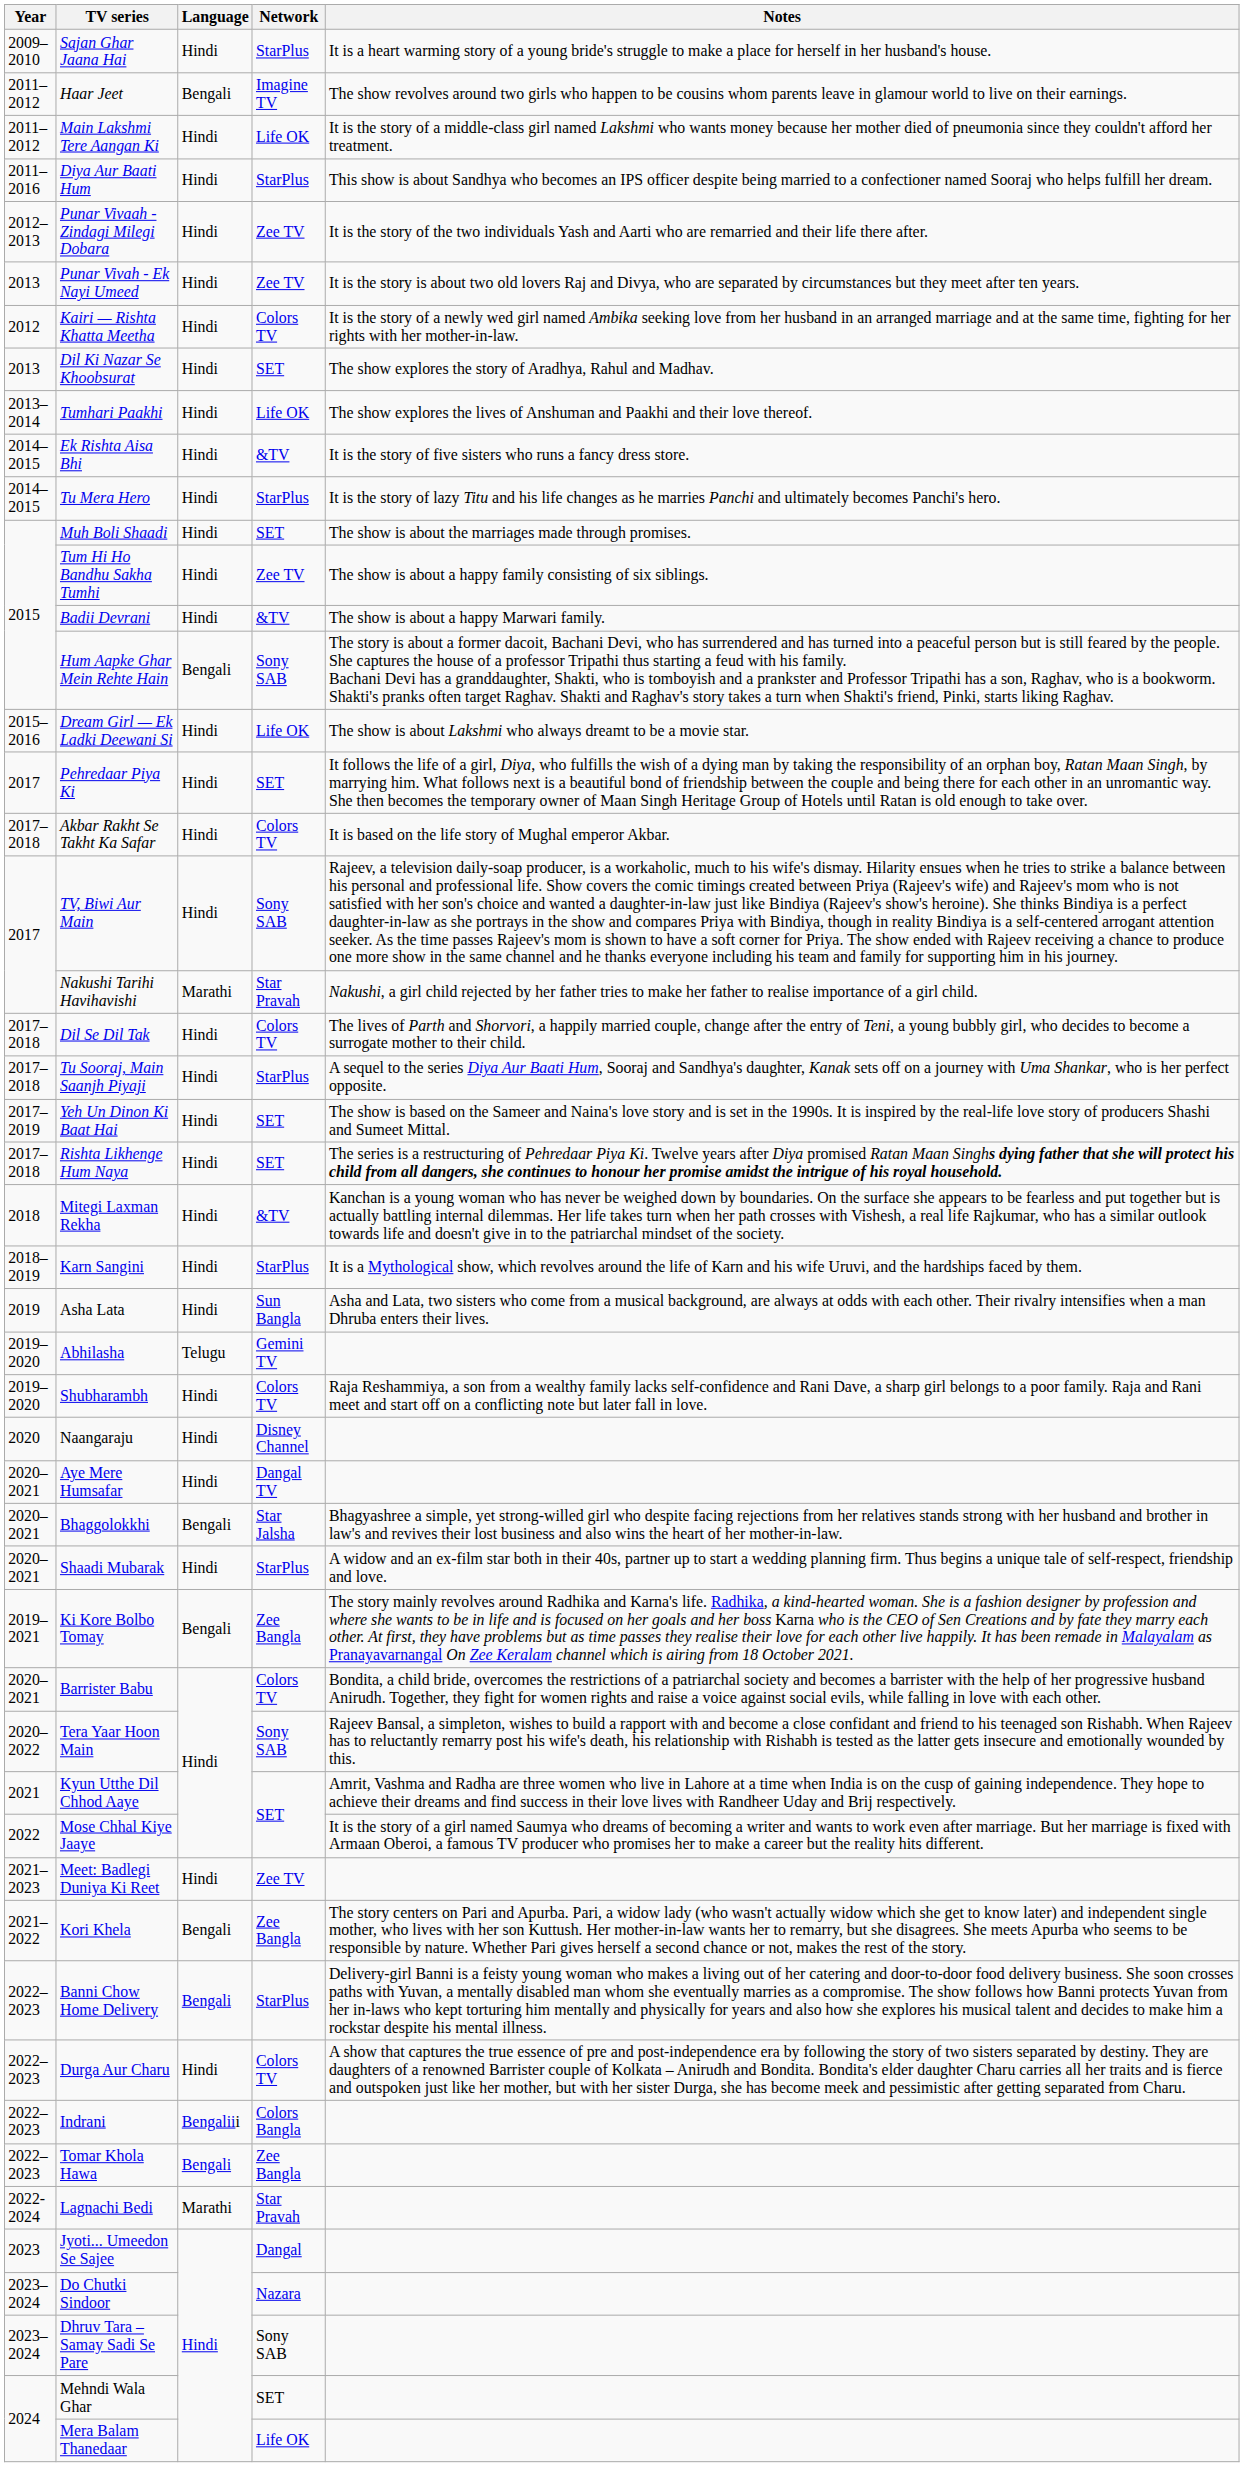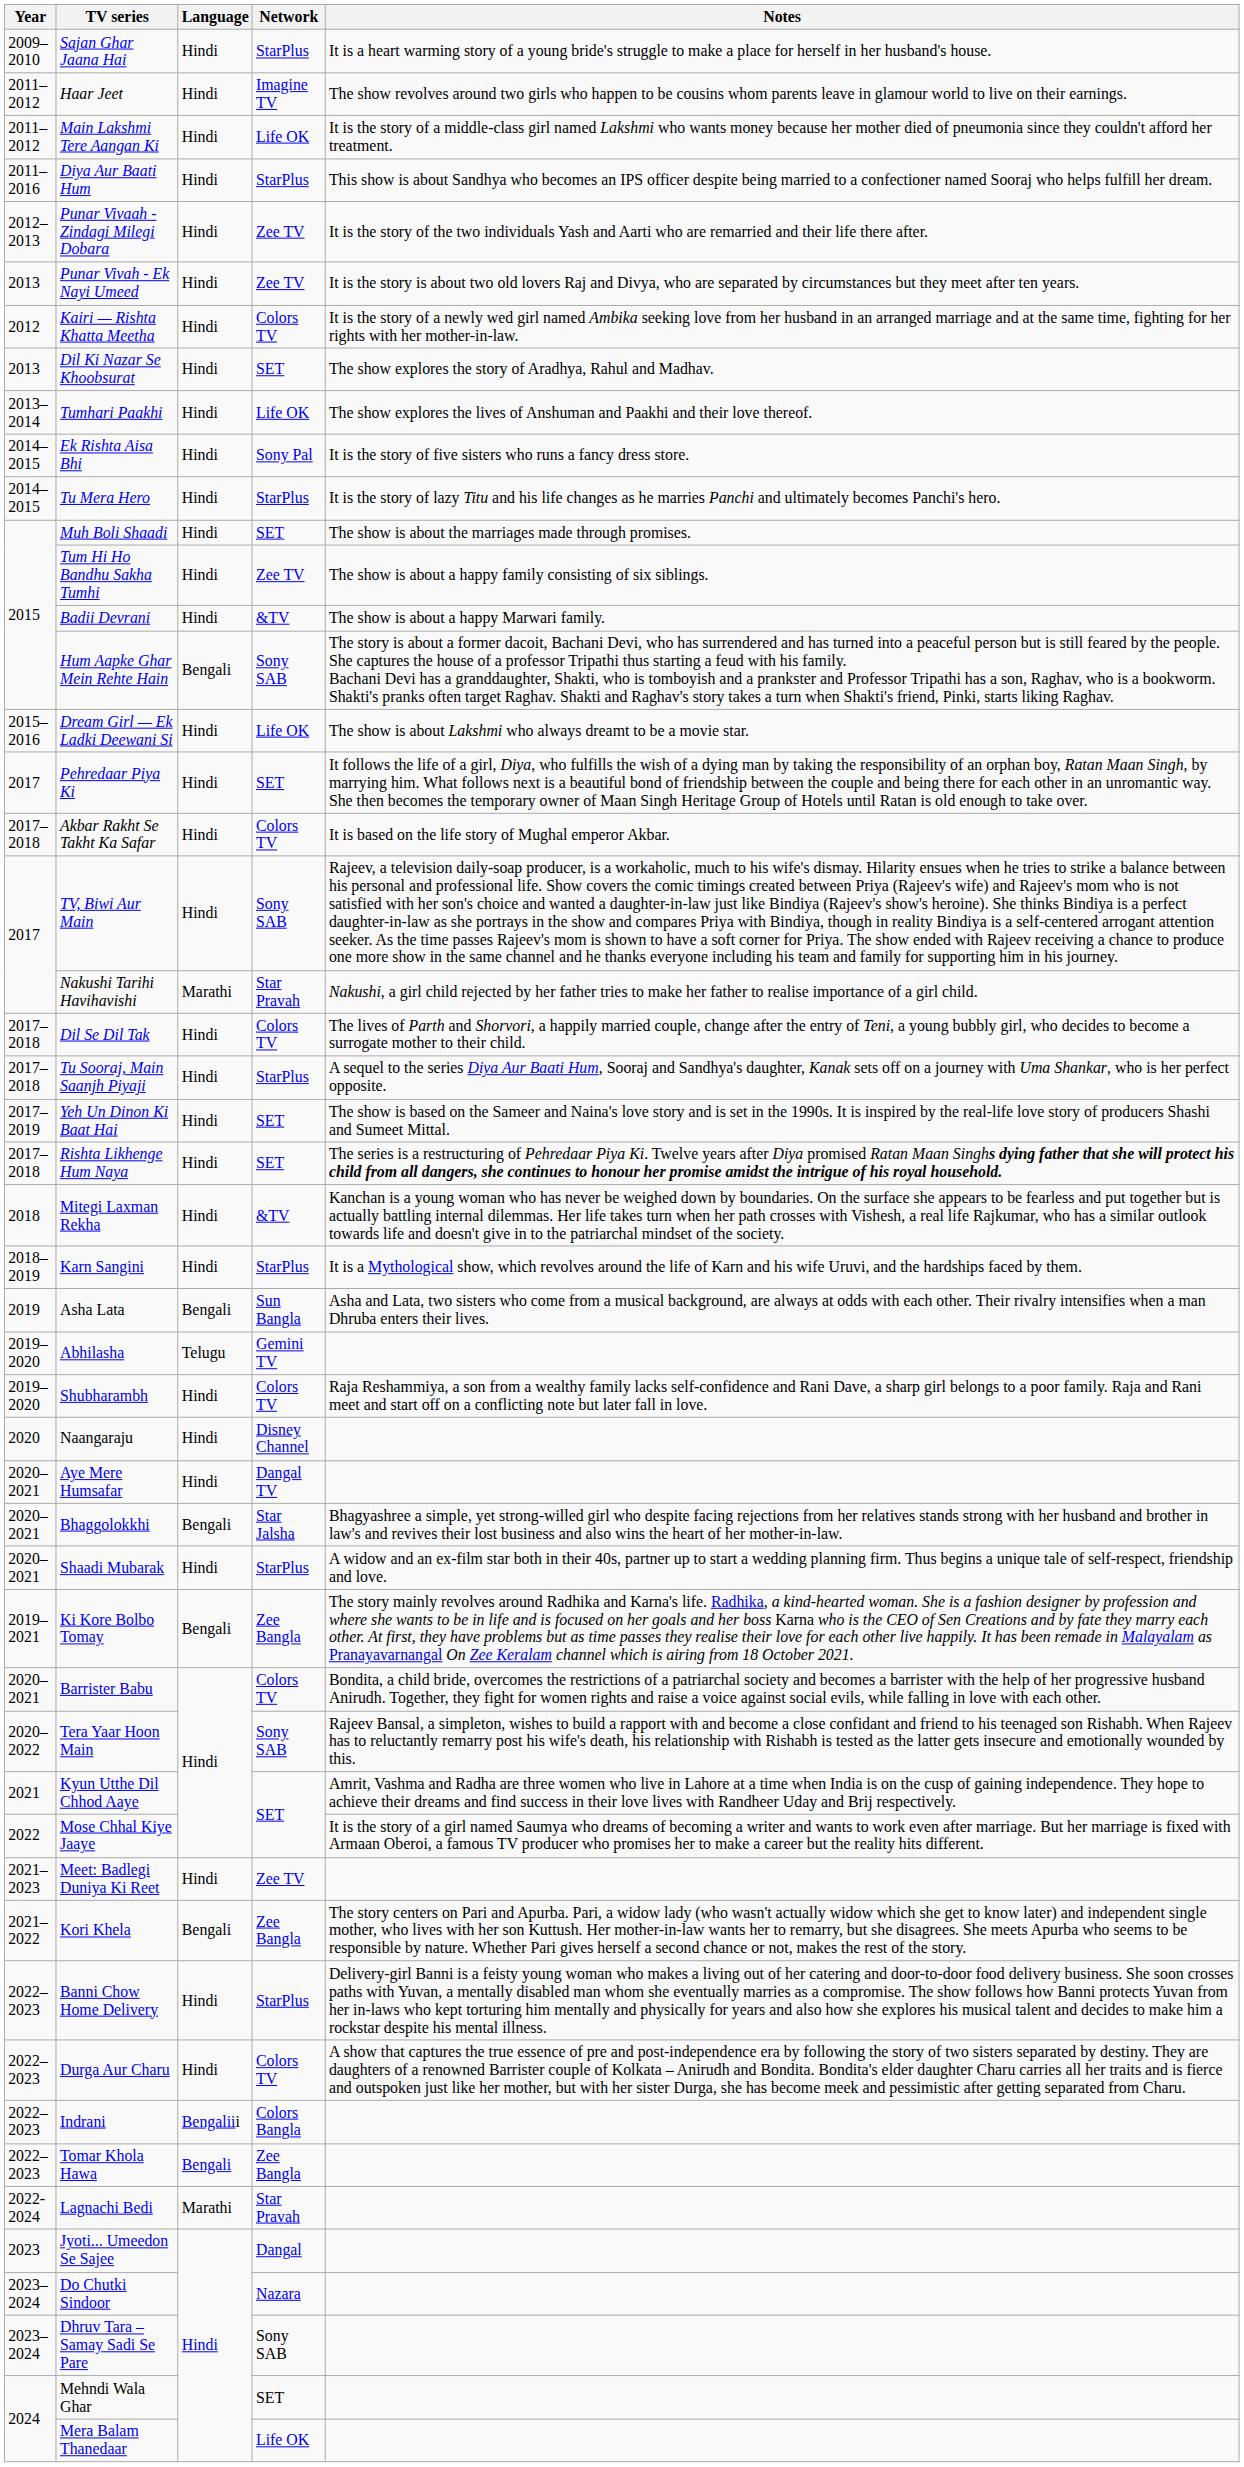(206, 94) Bengali -> (200, 94) Hindi
(273, 455) &TV -> (284, 455) Sony Pal
(200, 1310) Hindi -> (206, 1310) Bengali
(206, 2000) Bengali -> (200, 2000) Hindi
